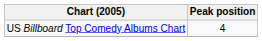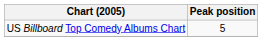(223, 28) 4 -> (223, 28) 5
